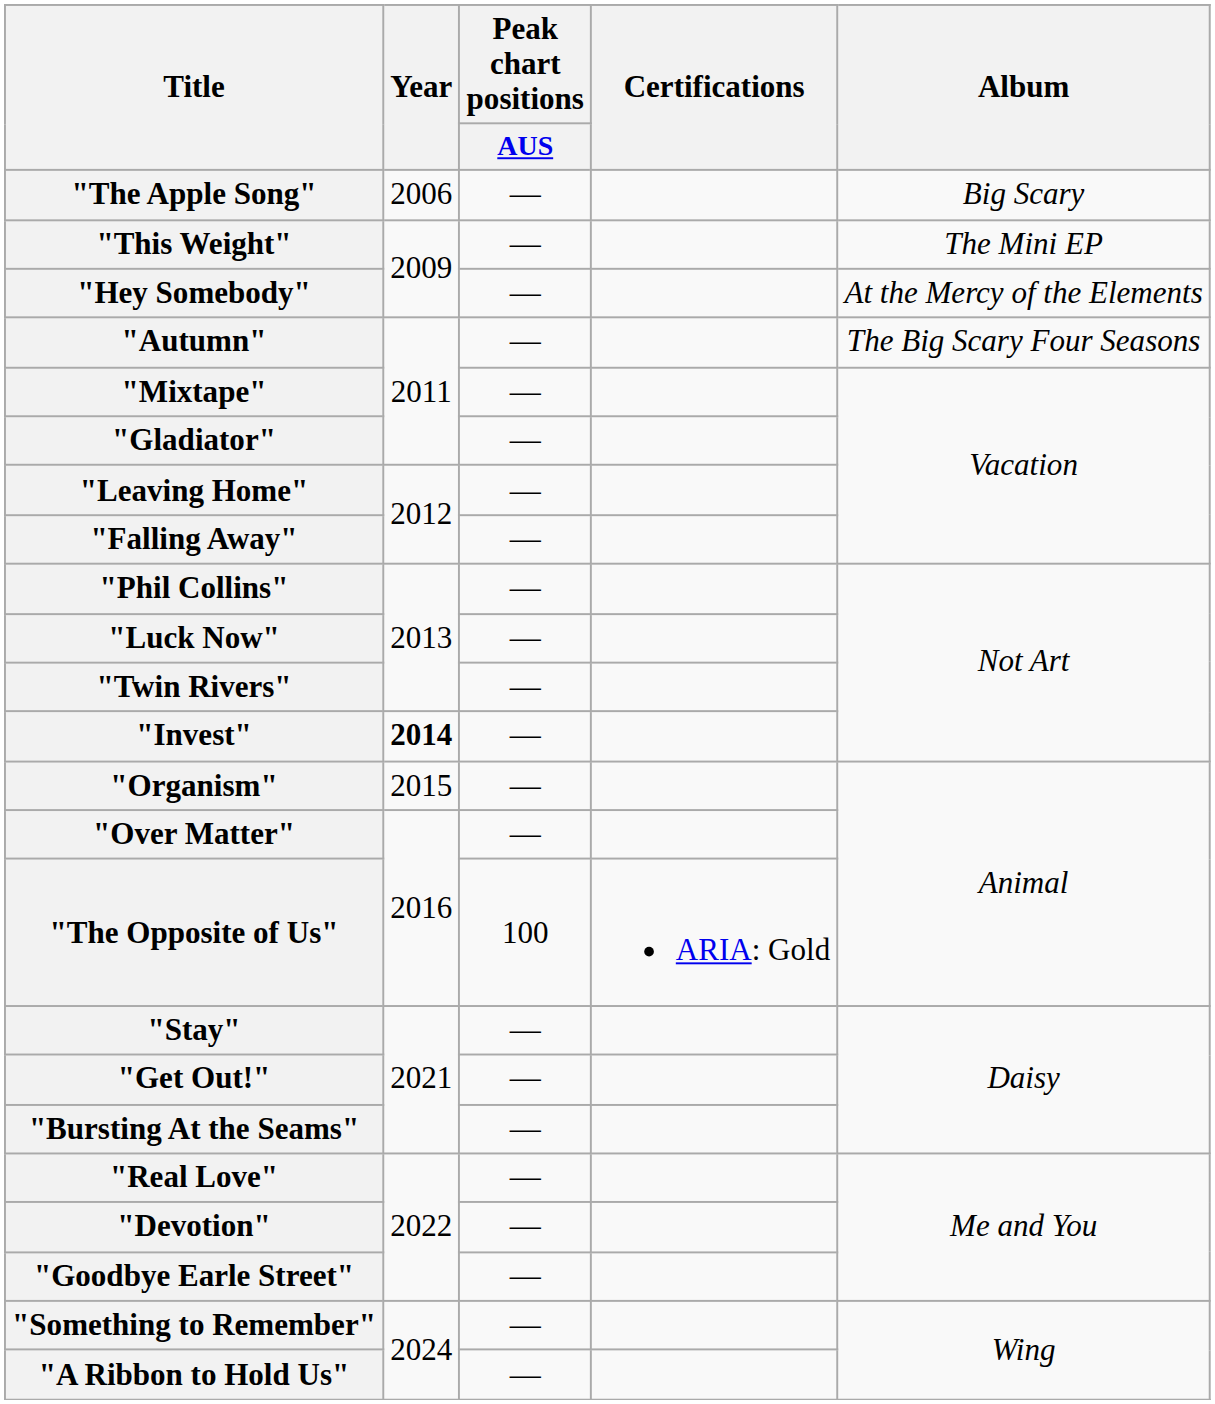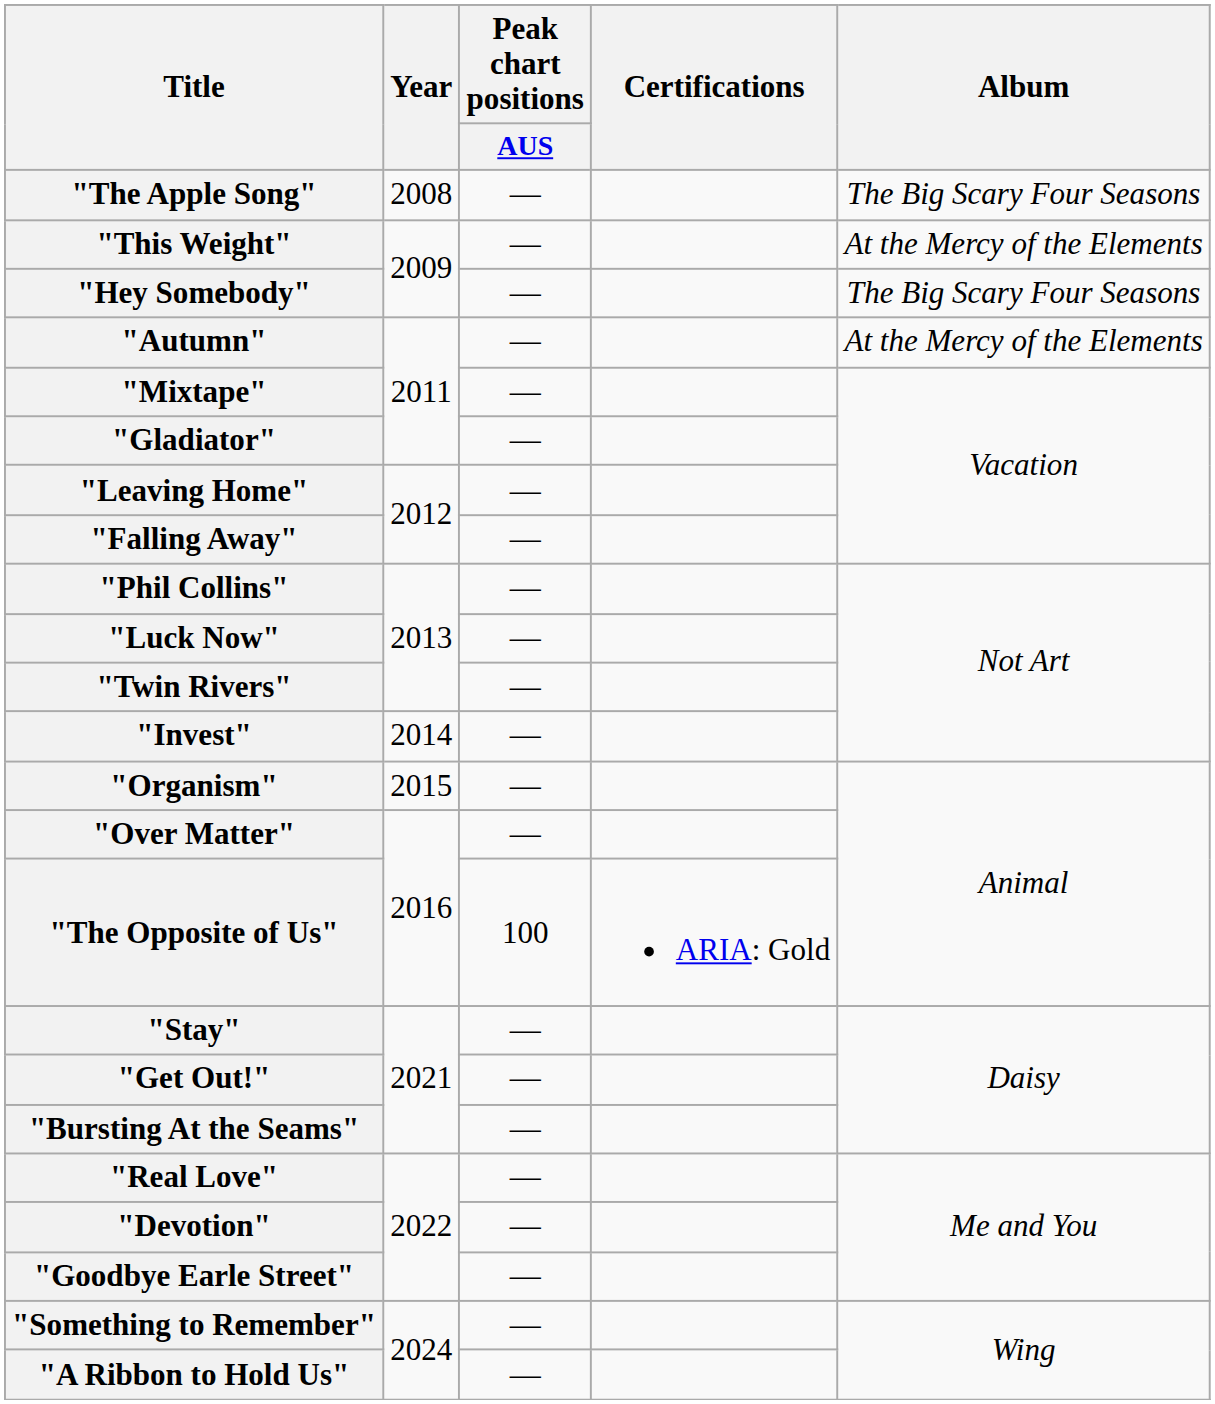(421, 194) 2006 -> (421, 194) 2008
(1024, 194) Big Scary -> (1024, 194) The Big Scary Four Seasons
(1024, 243) The Mini EP -> (1024, 243) At the Mercy of the Elements
(1024, 292) At the Mercy of the Elements -> (1024, 292) The Big Scary Four Seasons
(1024, 341) The Big Scary Four Seasons -> (1024, 341) At the Mercy of the Elements
(421, 735) bold -> (421, 735) normal
